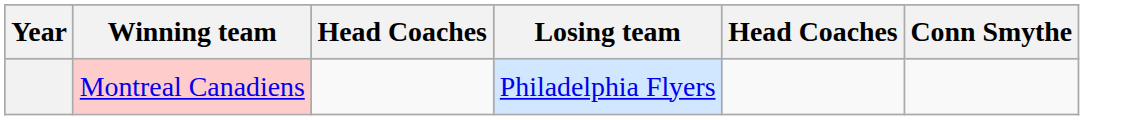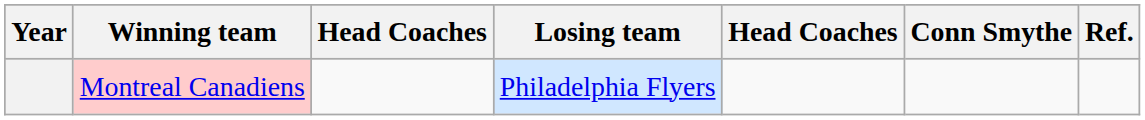+ column: (1109, 31)
